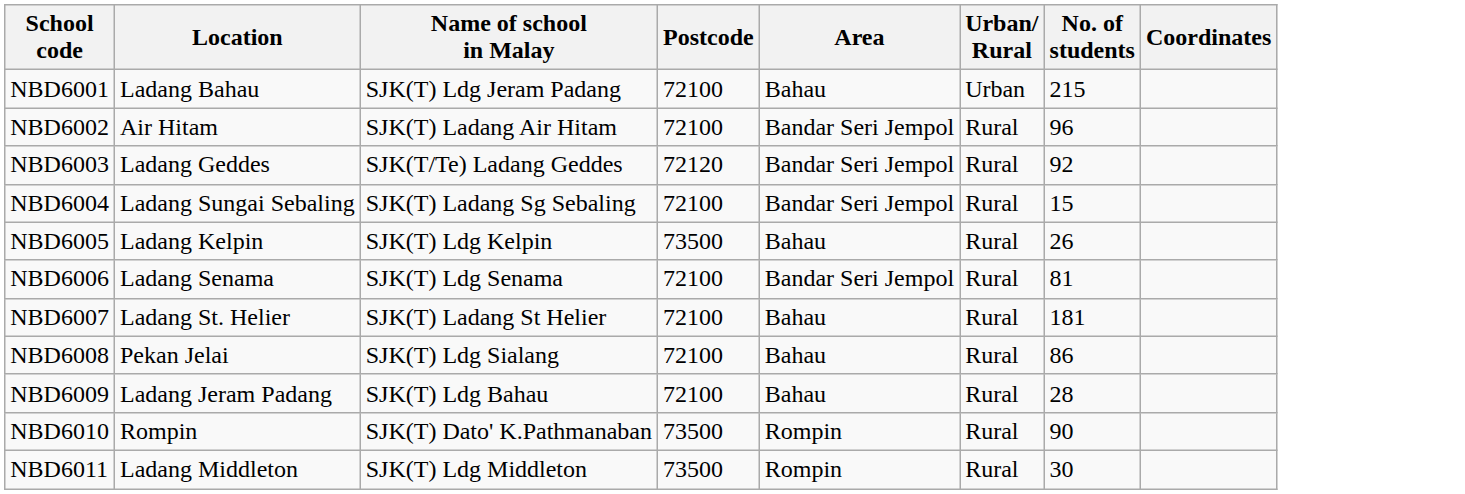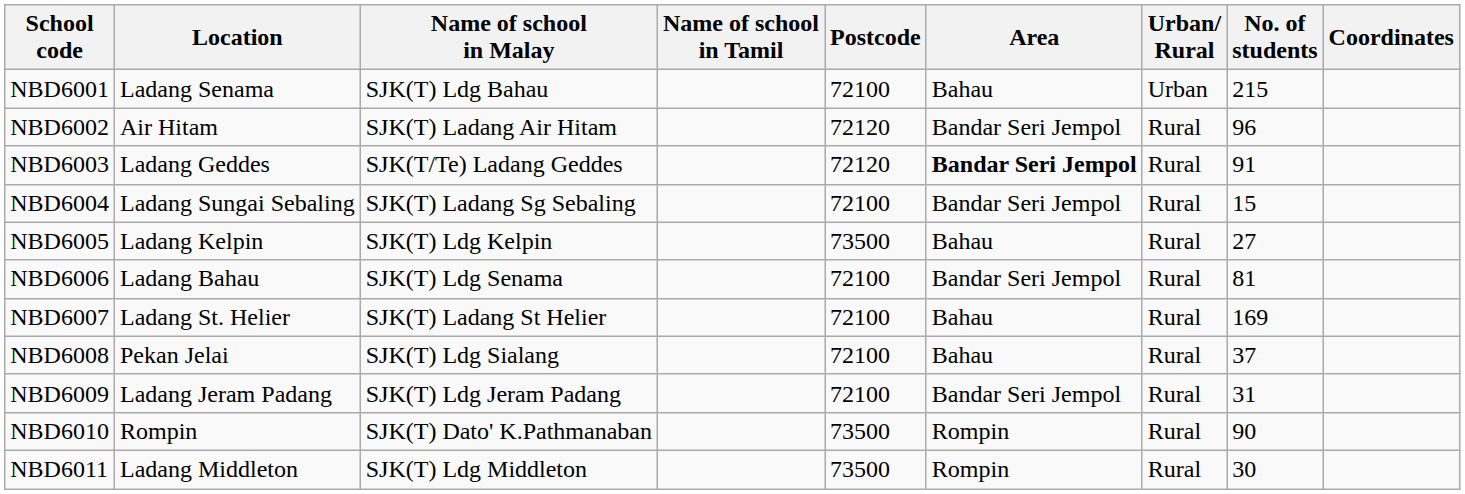+ column: (741, 37)
(190, 88) Ladang Bahau -> (197, 88) Ladang Senama
(493, 88) SJK(T) Ldg Jeram Padang -> (457, 88) SJK(T) Ldg Bahau
(693, 126) 72100 -> (860, 126) 72120
(859, 164) normal -> (1034, 164) bold
(1062, 164) 92 -> (1244, 164) 91
(1062, 240) 26 -> (1244, 240) 27
(197, 278) Ladang Senama -> (190, 278) Ladang Bahau
(1068, 316) 181 -> (1250, 316) 169
(1062, 355) 86 -> (1244, 355) 37
(457, 393) SJK(T) Ldg Bahau -> (493, 393) SJK(T) Ldg Jeram Padang
(795, 393) Bahau -> (1026, 393) Bandar Seri Jempol
(1062, 393) 28 -> (1244, 393) 31
